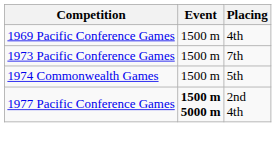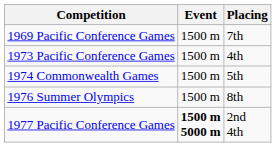(235, 35) 4th -> (235, 35) 7th
(235, 55) 7th -> (235, 55) 4th
+ row: (71, 96)
